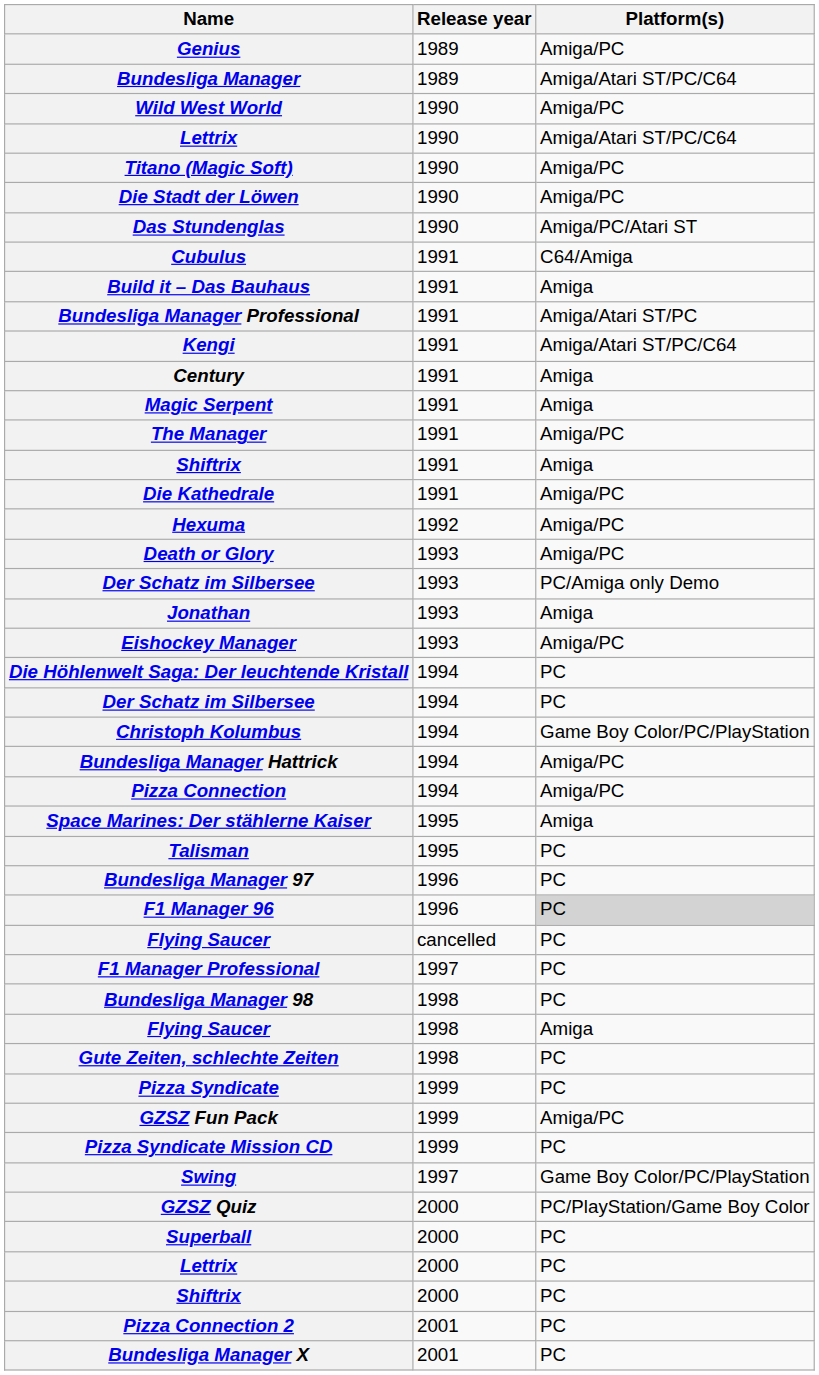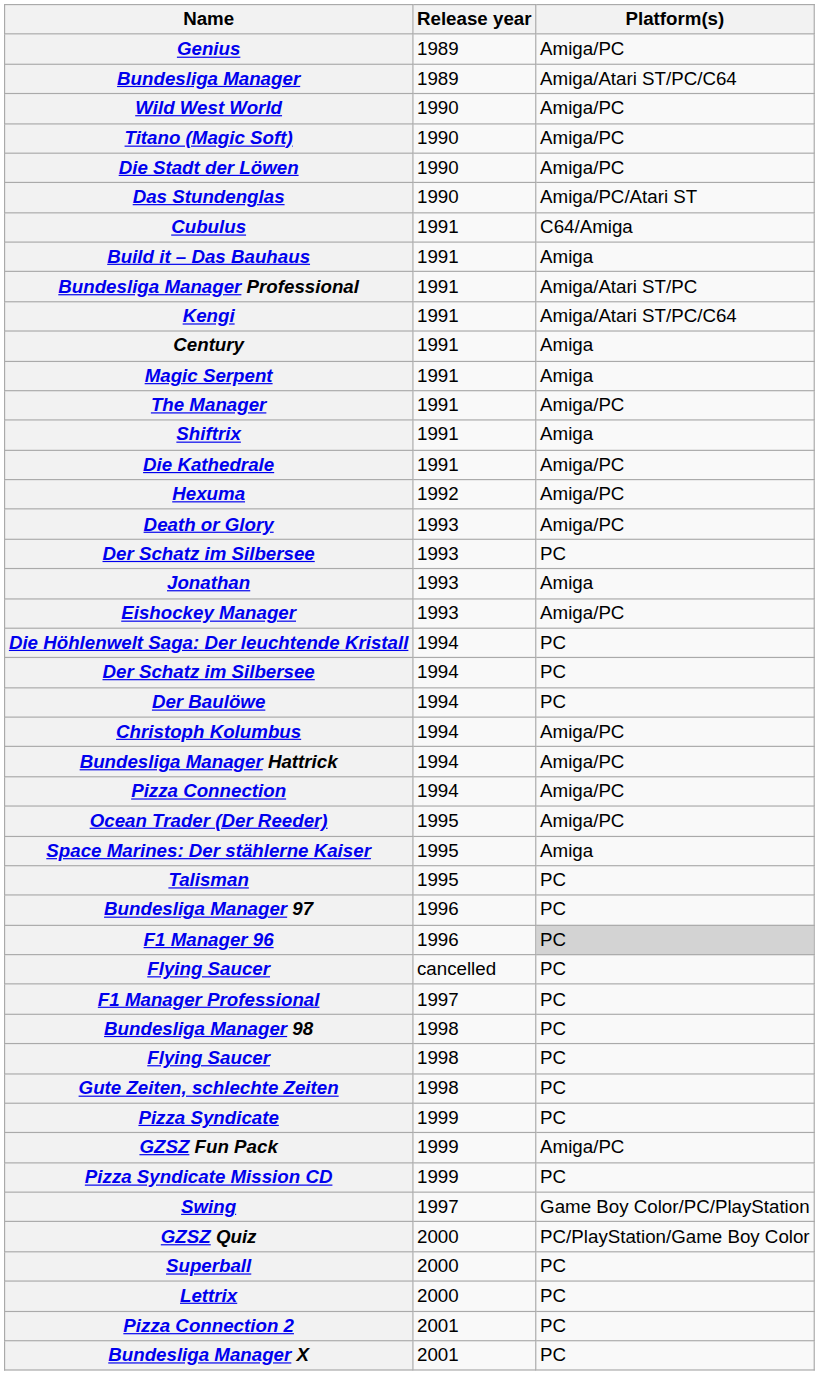- row: (209, 138)
(630, 583) PC/Amiga only Demo -> (553, 553) PC
+ row: (209, 702)
(675, 731) Game Boy Color/PC/PlayStation -> (582, 731) Amiga/PC
+ row: (209, 820)
(567, 1028) Amiga -> (553, 1058) PC
- row: (209, 1295)
